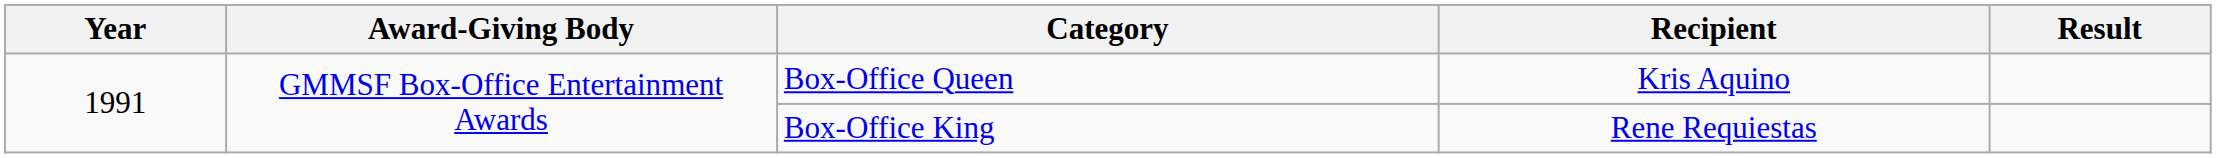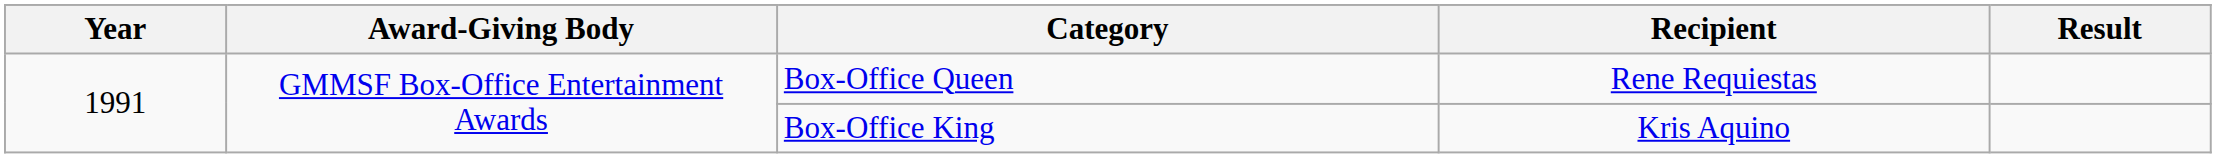(1714, 78) Kris Aquino -> (1714, 78) Rene Requiestas
(1714, 127) Rene Requiestas -> (1714, 127) Kris Aquino
